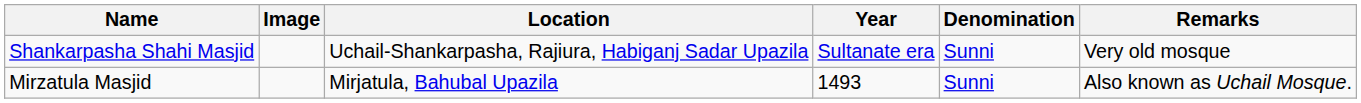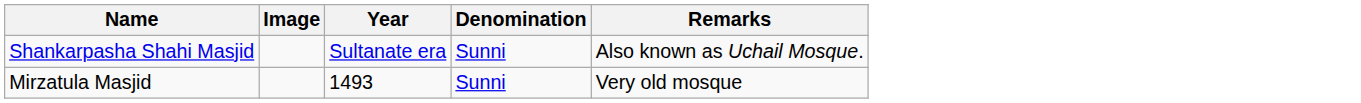- column: (569, 20)
(1157, 51) Very old mosque -> (730, 51) Also known as Uchail Mosque.
(1218, 82) Also known as Uchail Mosque. -> (669, 82) Very old mosque
